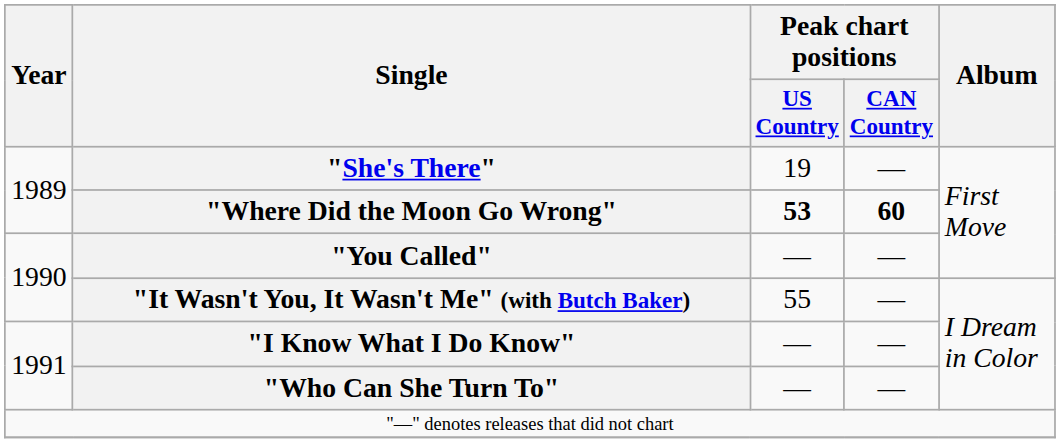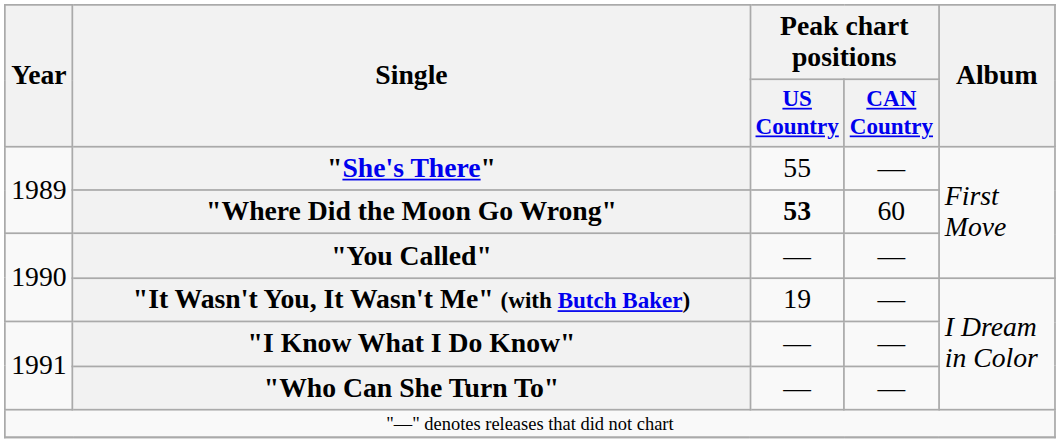(797, 167) 19 -> (797, 167) 55
(891, 211) bold -> (891, 211) normal
(797, 299) 55 -> (797, 299) 19
